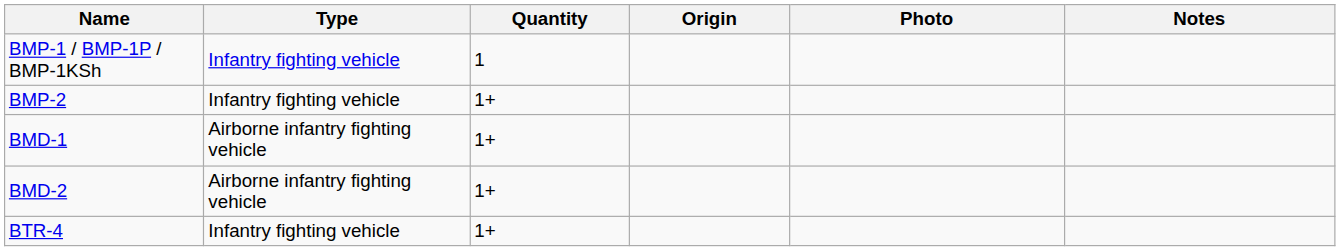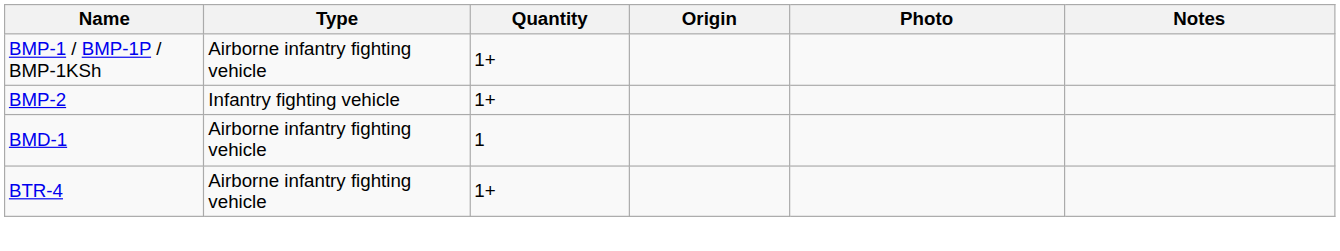(304, 59) Infantry fighting vehicle -> (310, 59) Airborne infantry fighting vehicle
(480, 59) 1 -> (485, 59) 1+
(485, 140) 1+ -> (480, 140) 1
- row: (38, 190)
(304, 230) Infantry fighting vehicle -> (310, 190) Airborne infantry fighting vehicle
